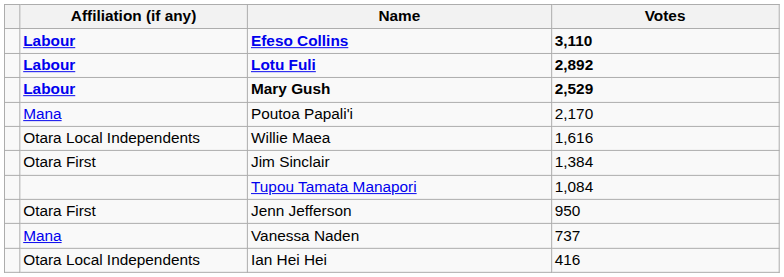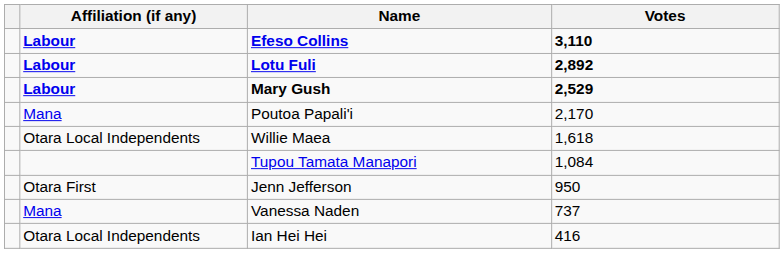(574, 138) 1,616 -> (574, 138) 1,618
- row: (290, 162)
